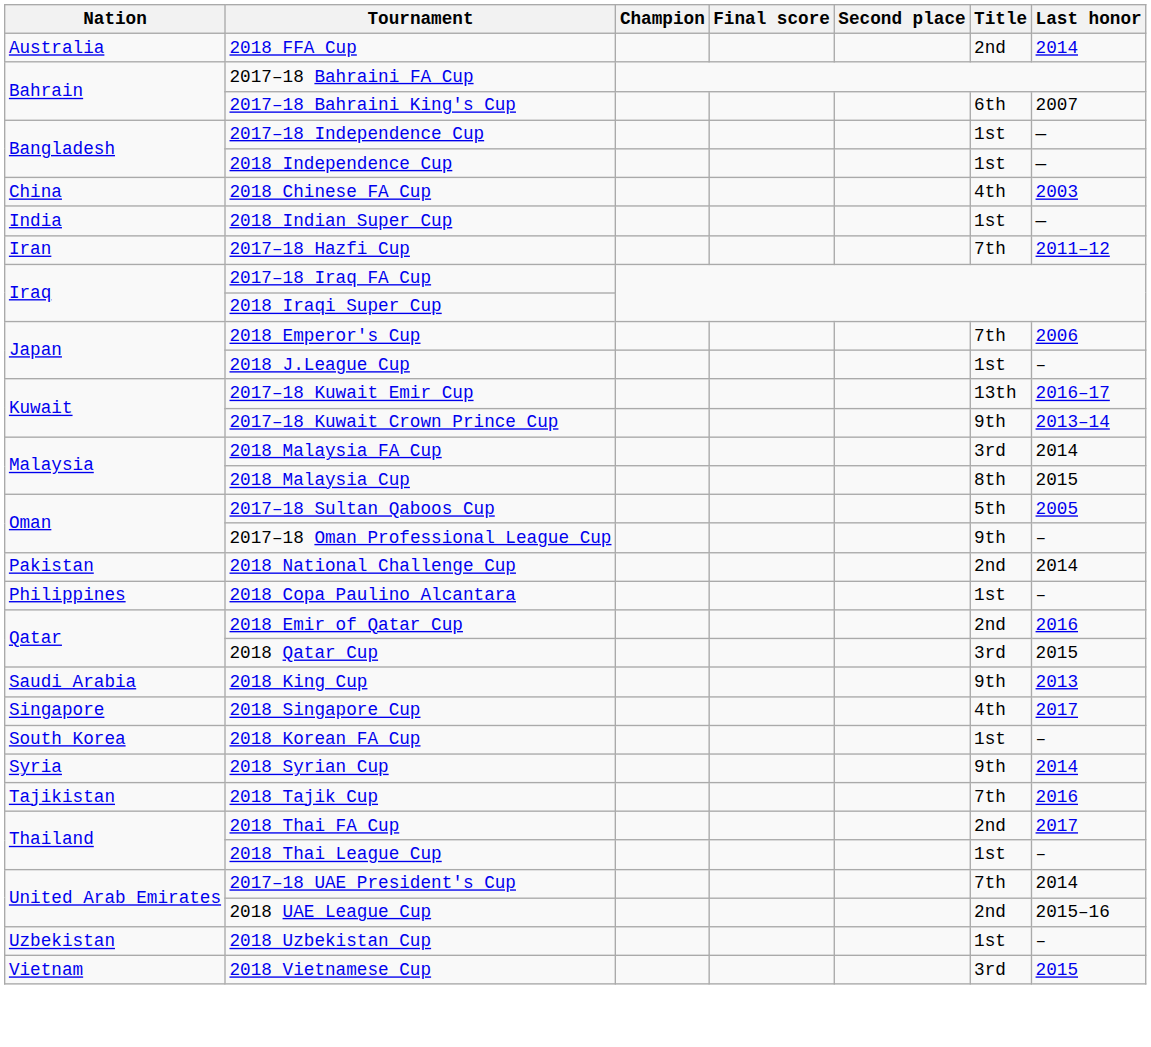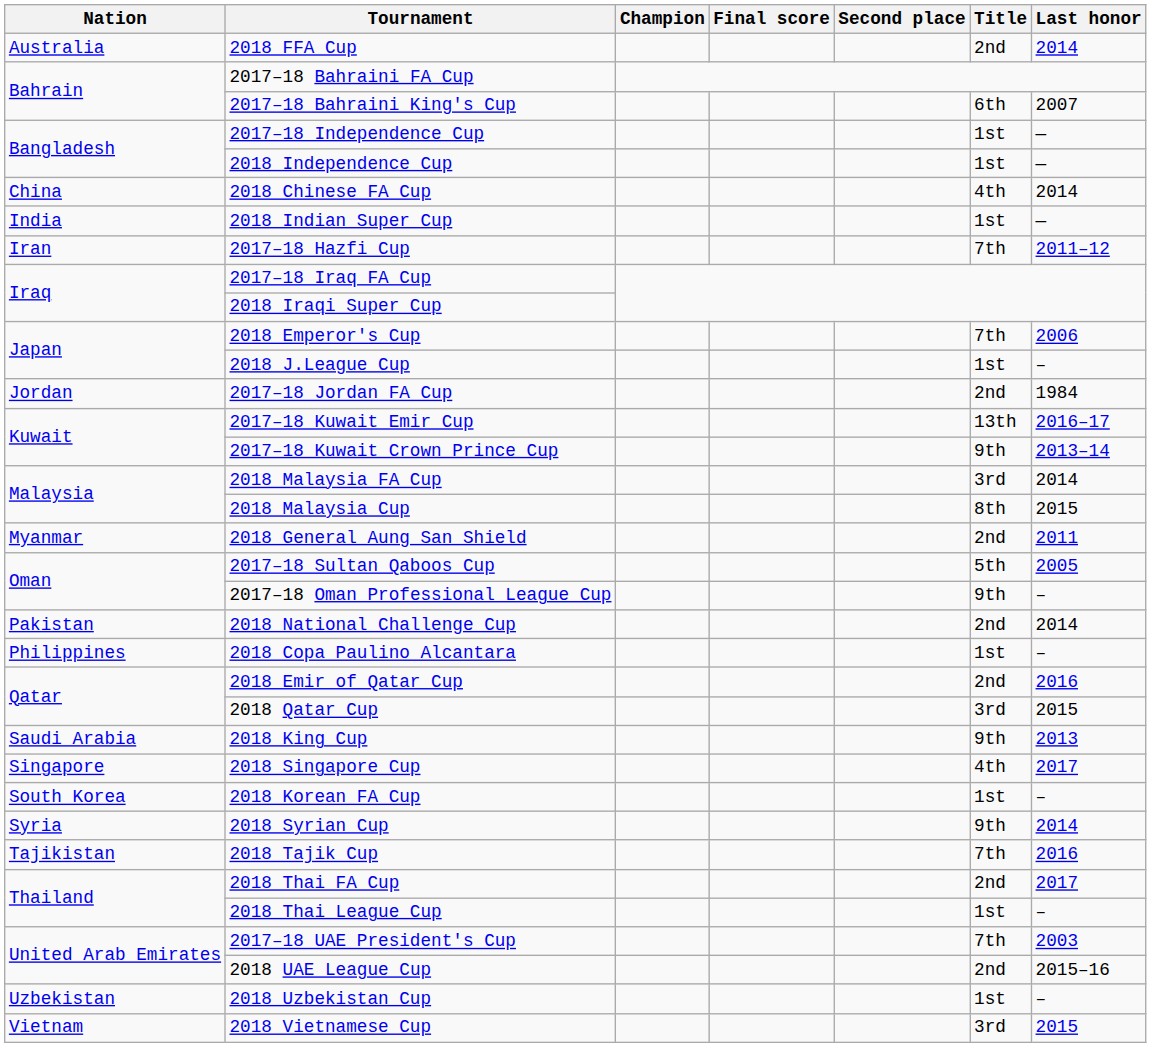(1057, 192) 2003 -> (1057, 192) 2014
+ row: (341, 394)
+ row: (378, 538)
(1057, 884) 2014 -> (1057, 941) 2003
